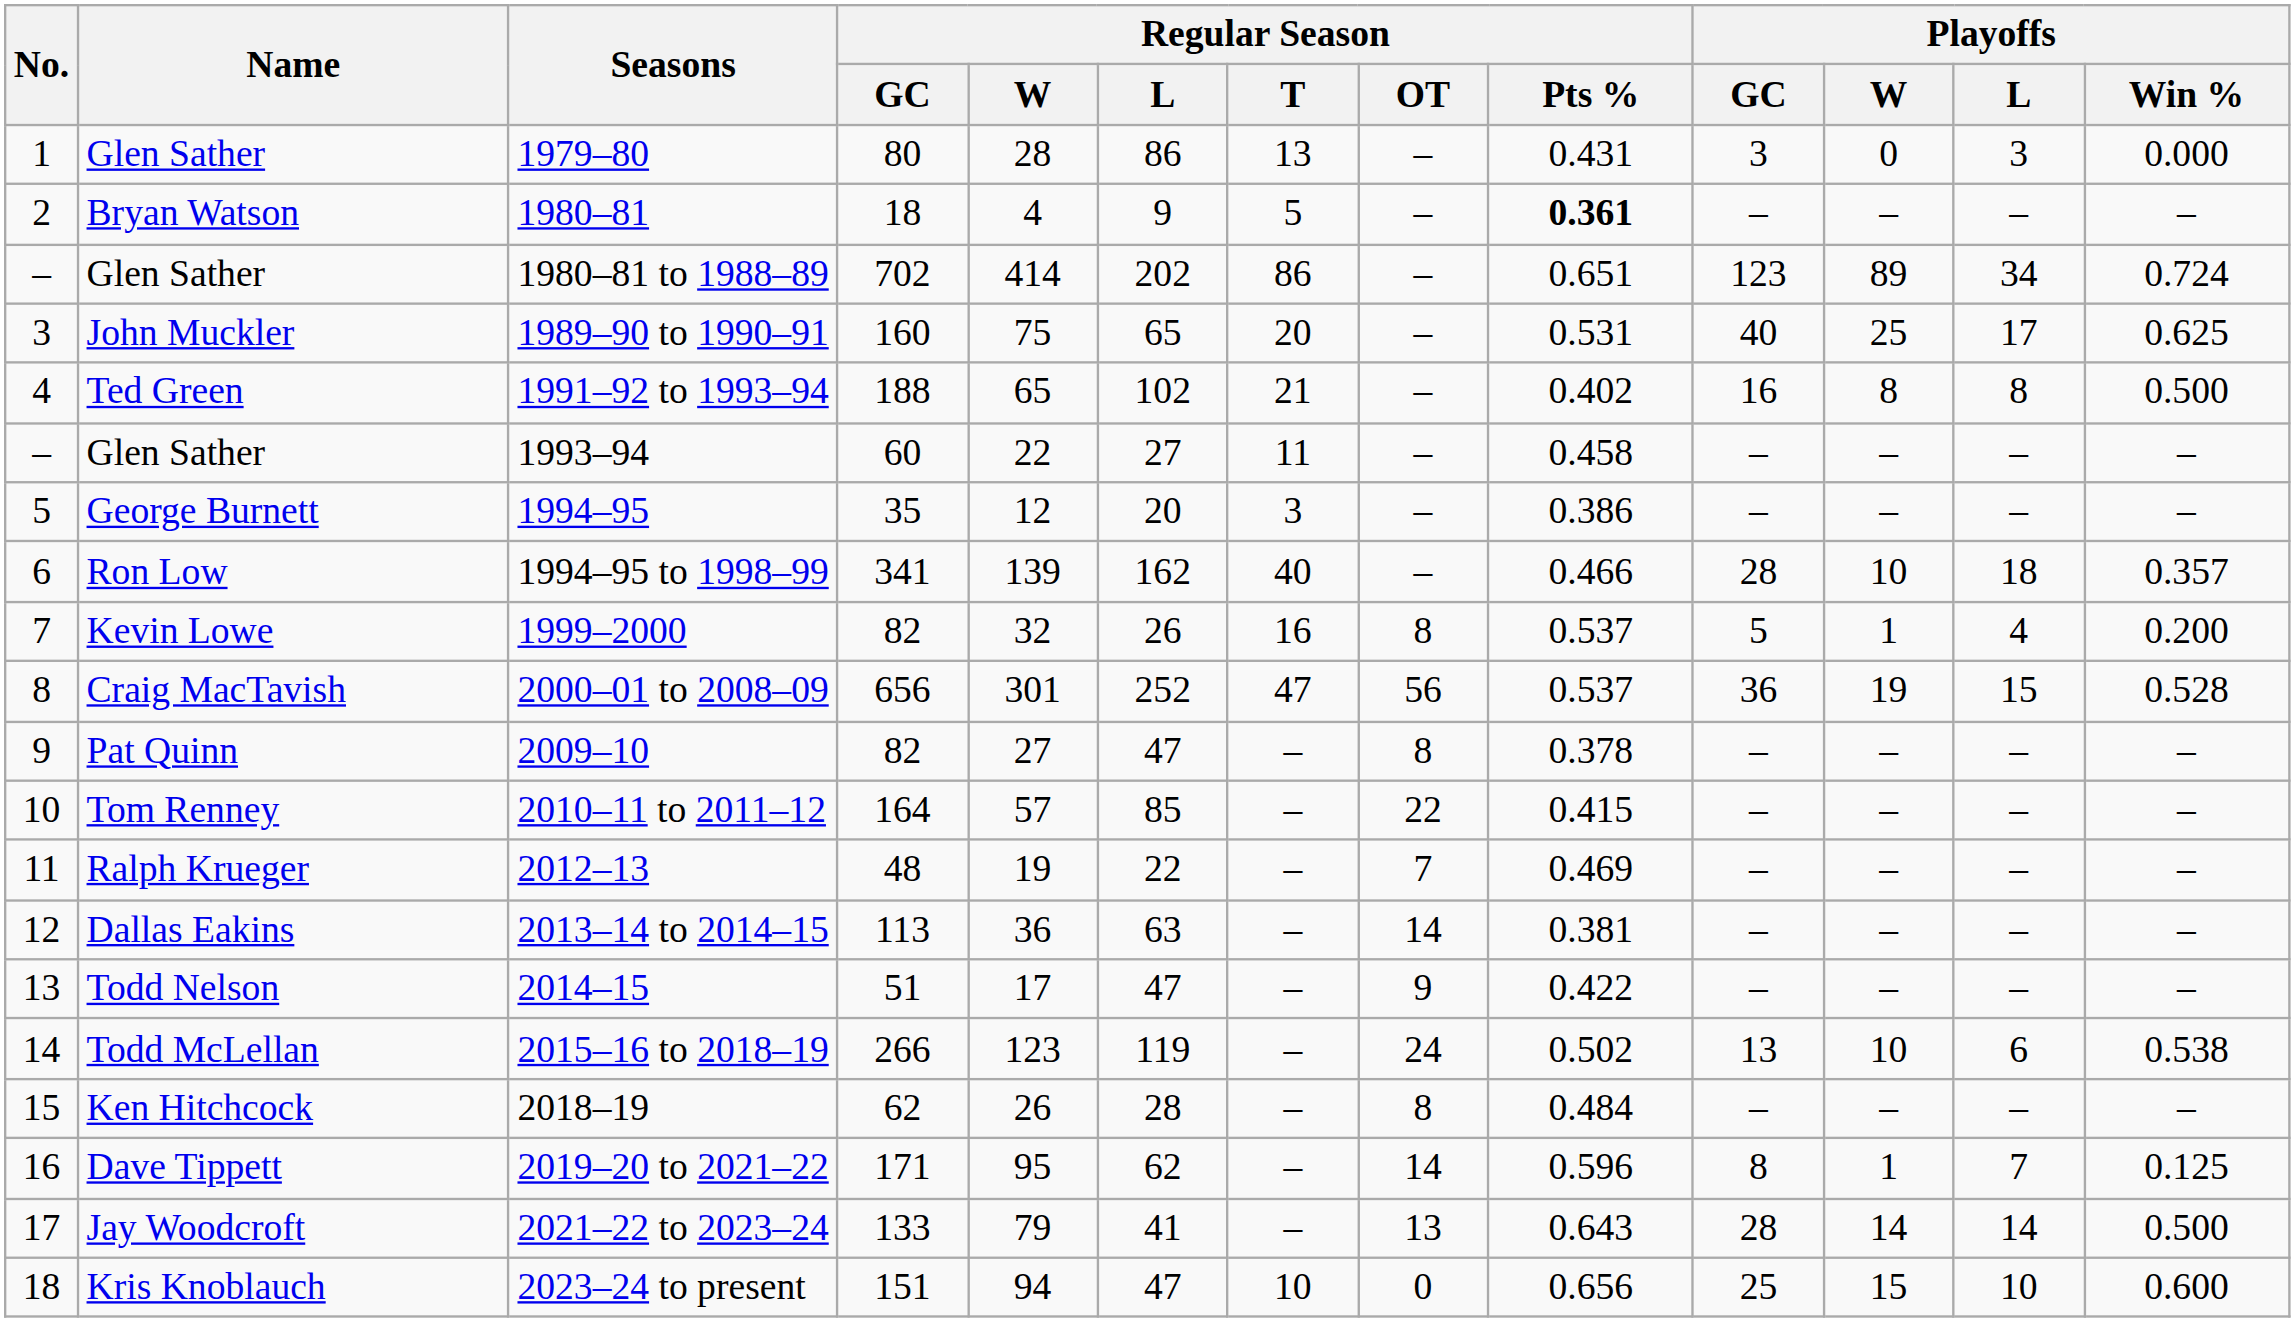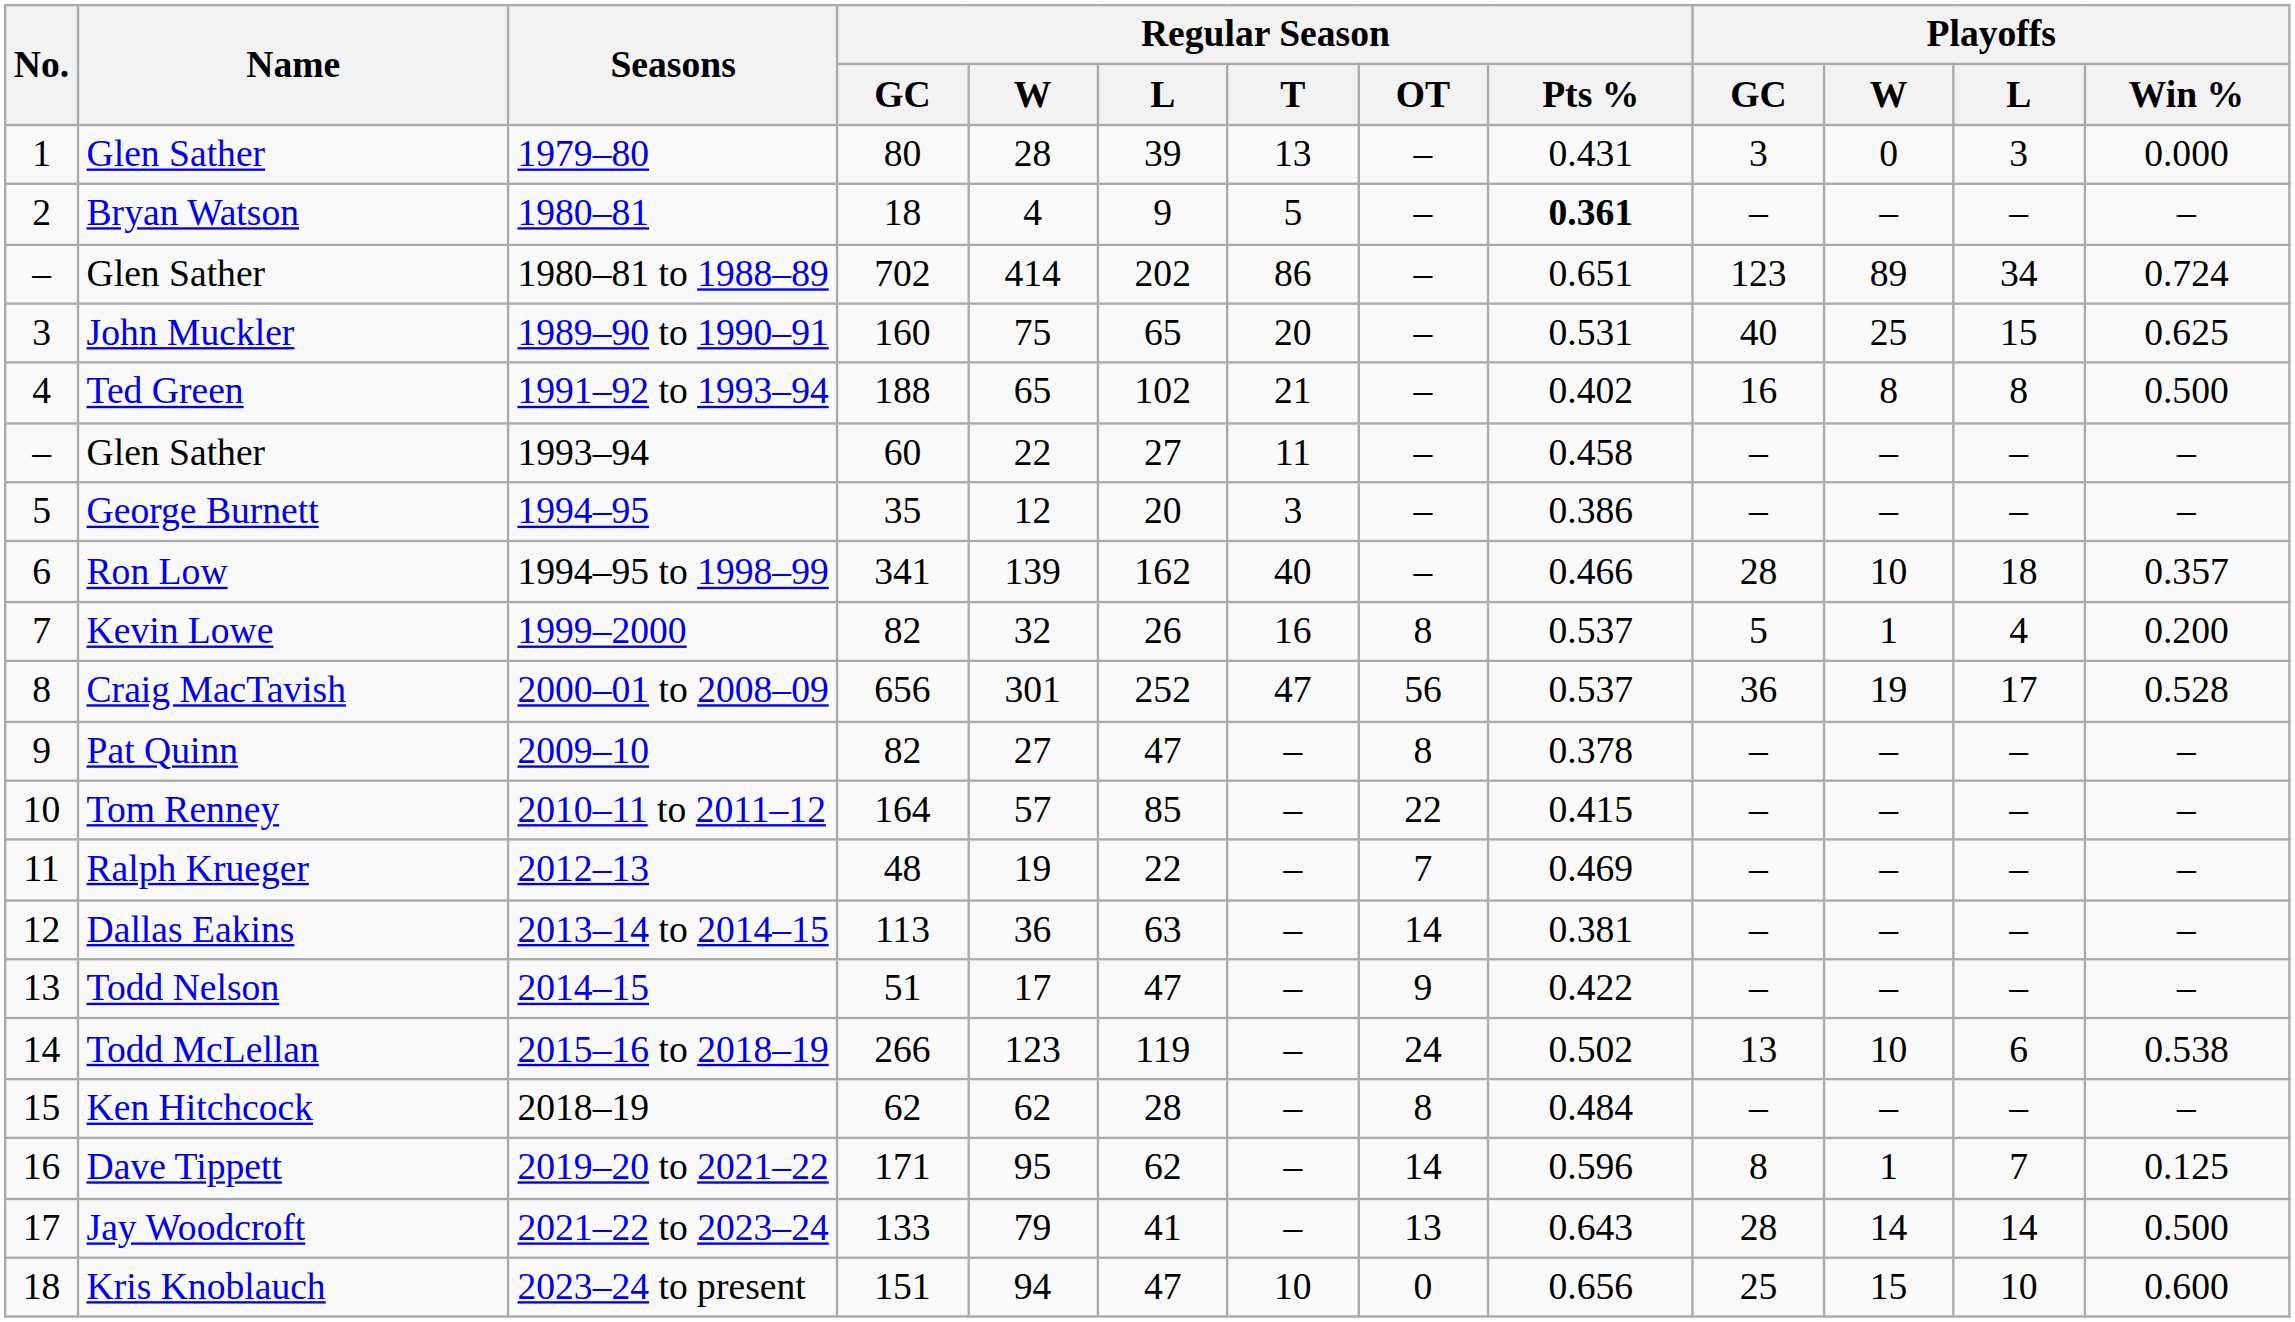(1163, 153) 86 -> (1163, 153) 39
(2019, 332) 17 -> (2019, 332) 15
(2019, 690) 15 -> (2019, 690) 17
(1033, 1107) 26 -> (1033, 1107) 62
